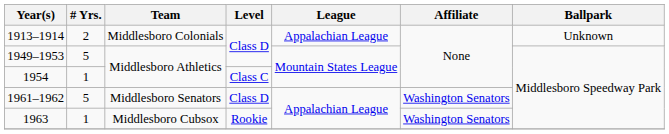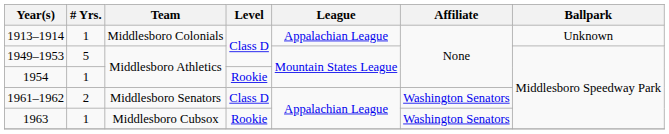(86, 35) 2 -> (86, 35) 1
(249, 77) Class C -> (249, 77) Rookie
(86, 98) 5 -> (86, 98) 2
